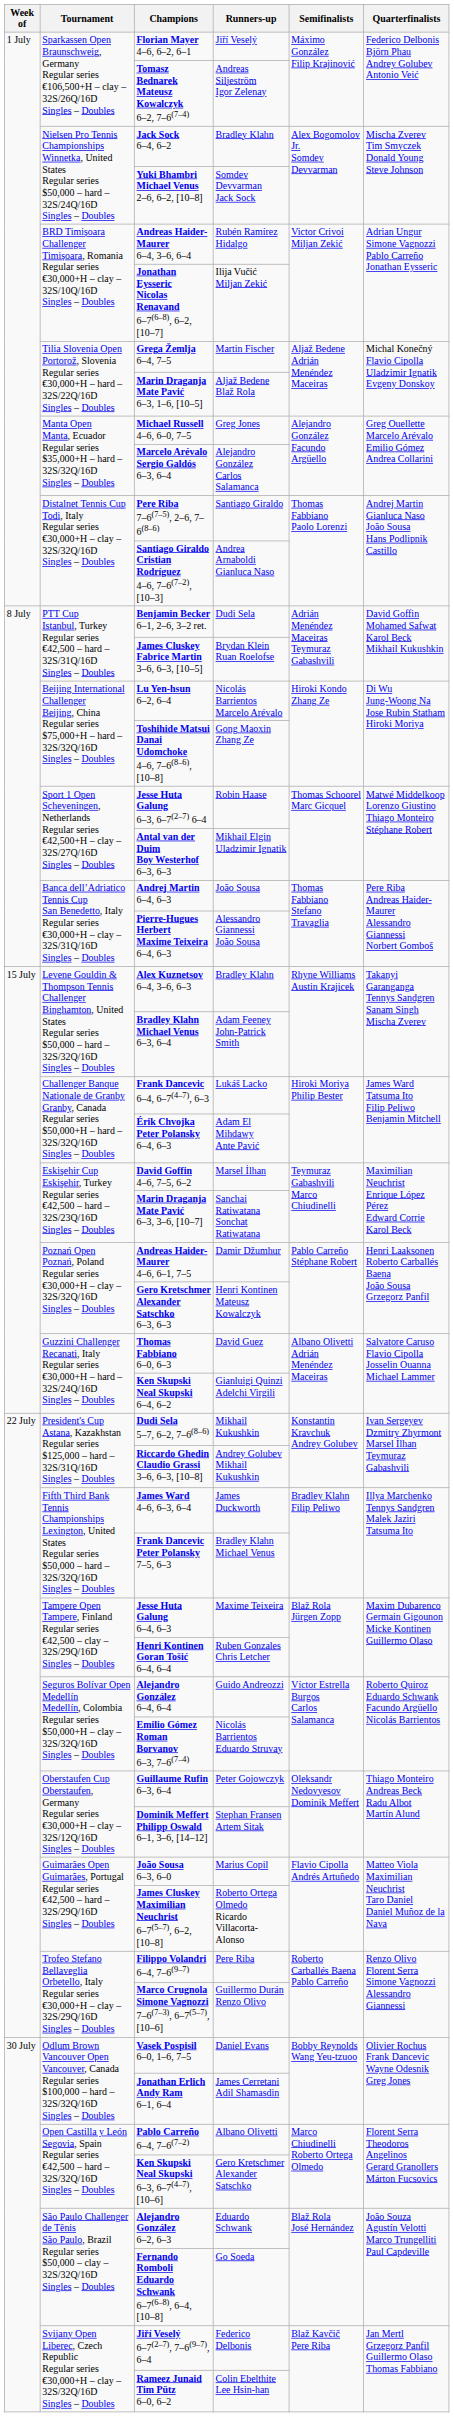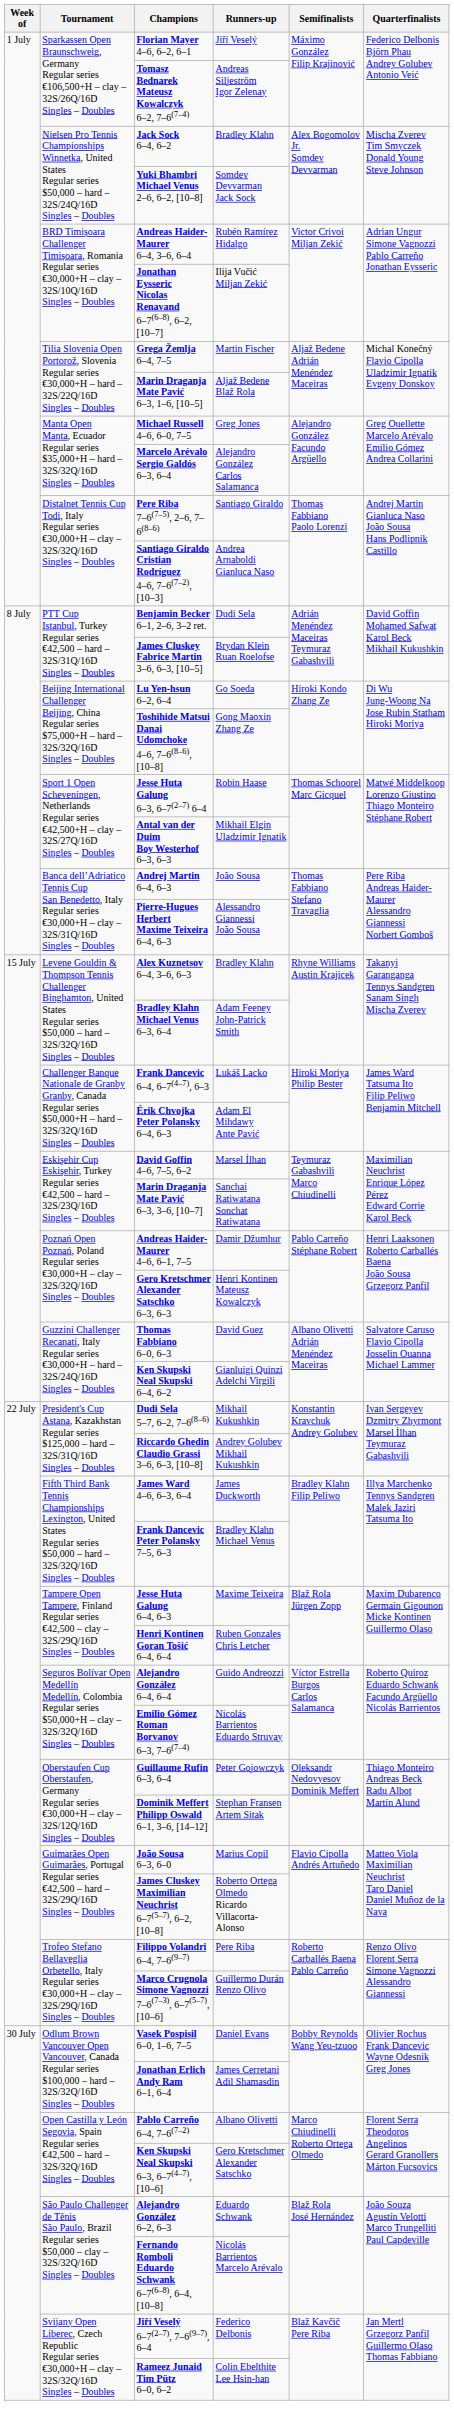(249, 700) Nicolás Barrientos Marcelo Arévalo -> (235, 688) Go Soeda
(235, 2256) Go Soeda -> (249, 2256) Nicolás Barrientos Marcelo Arévalo
